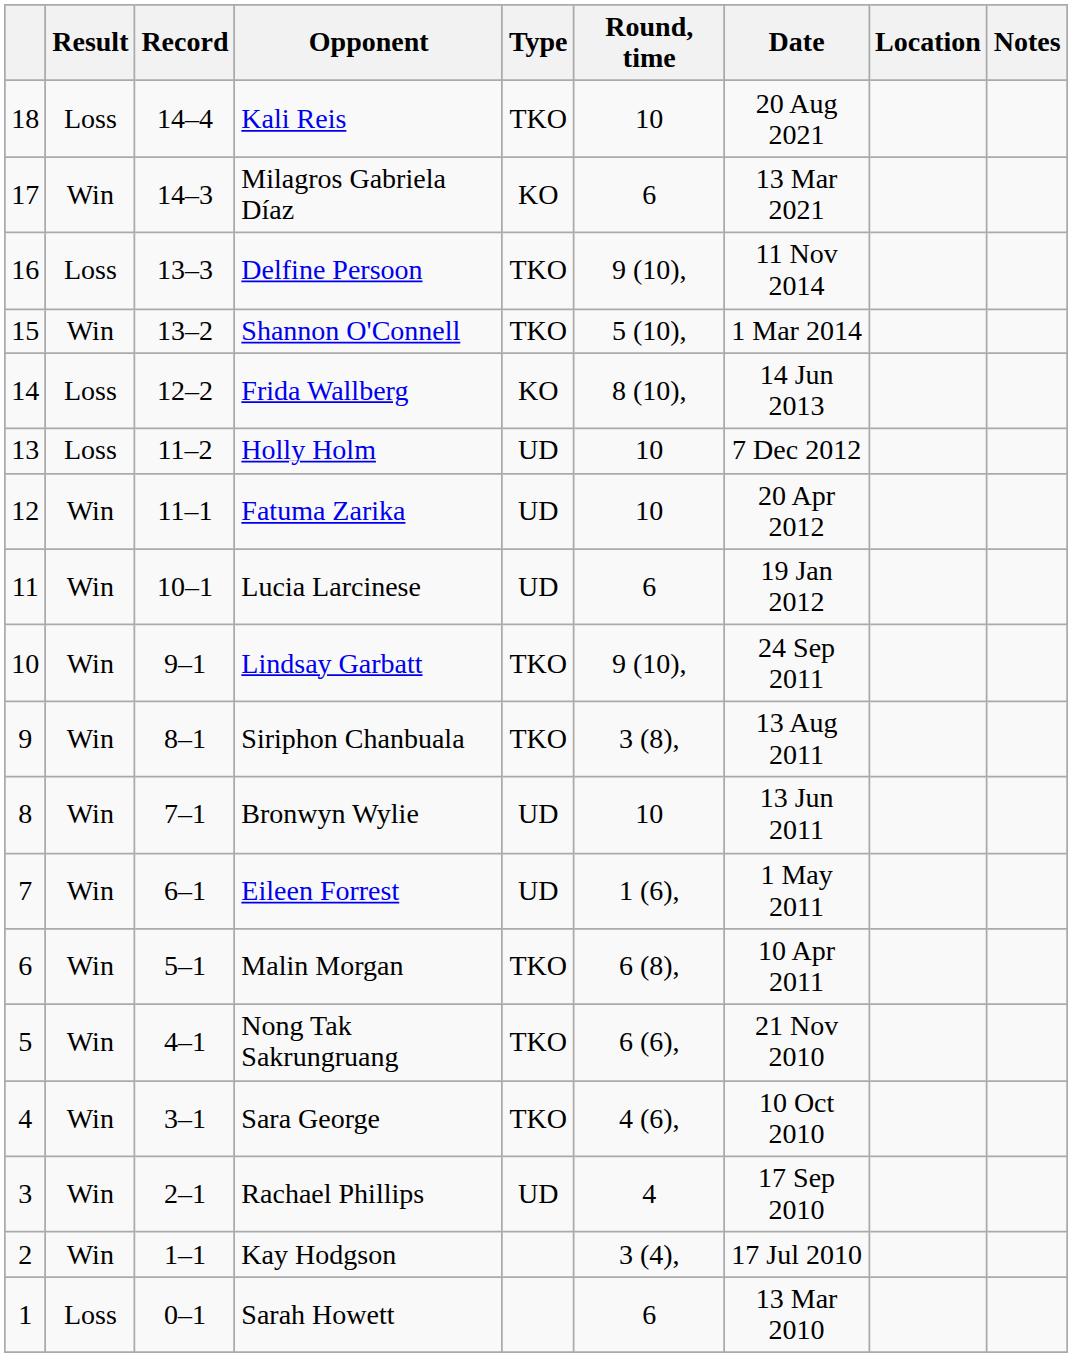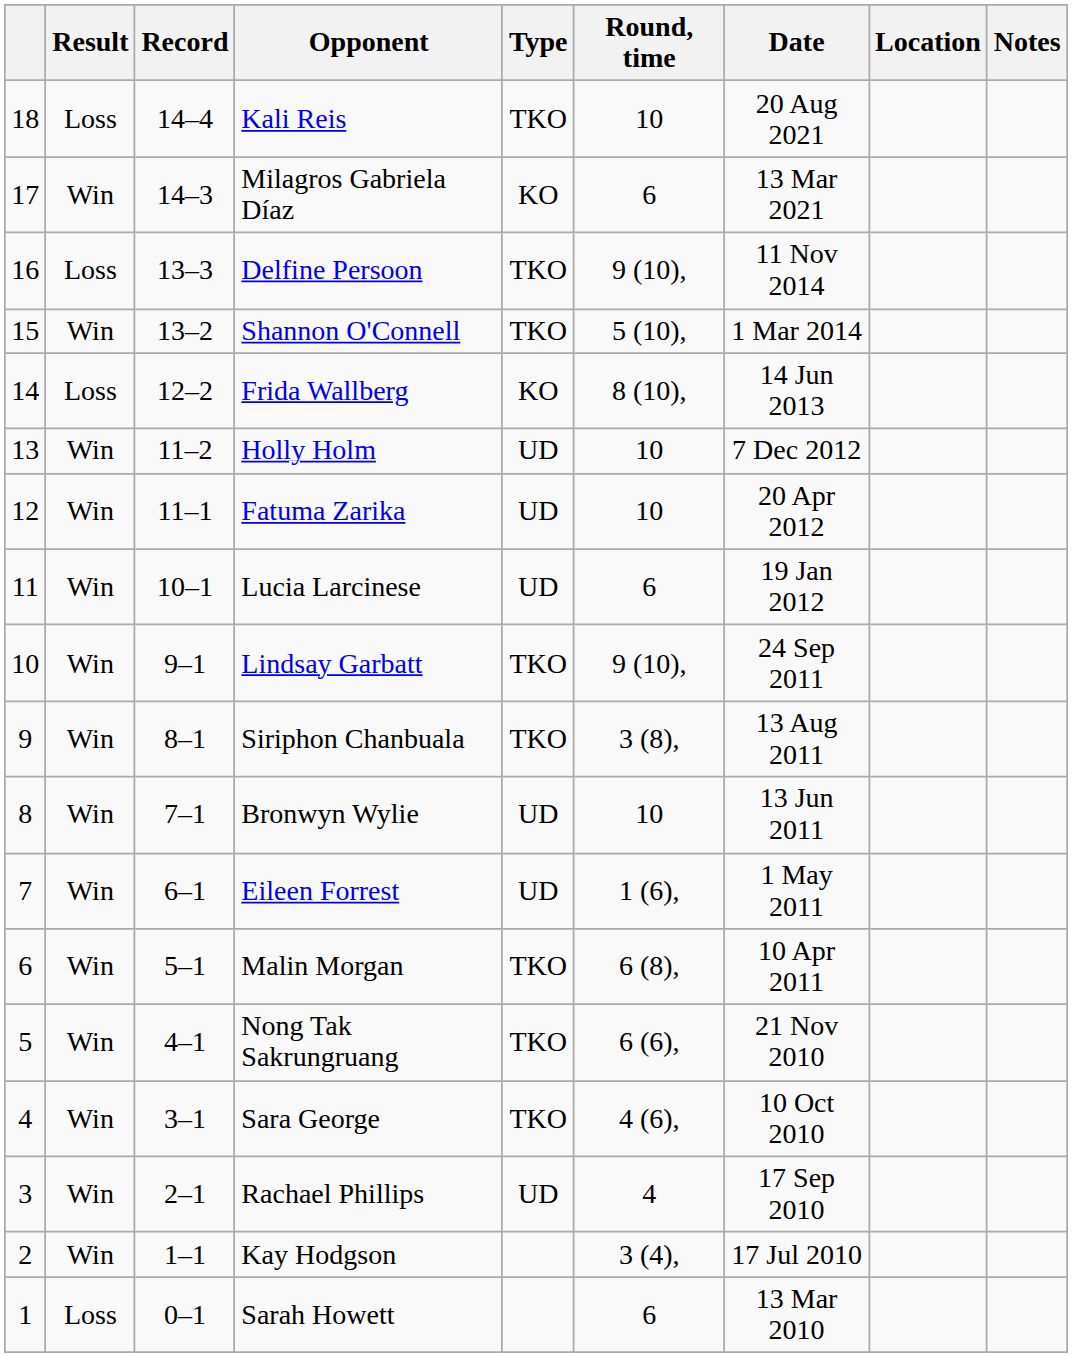(90, 450) Loss -> (90, 450) Win
